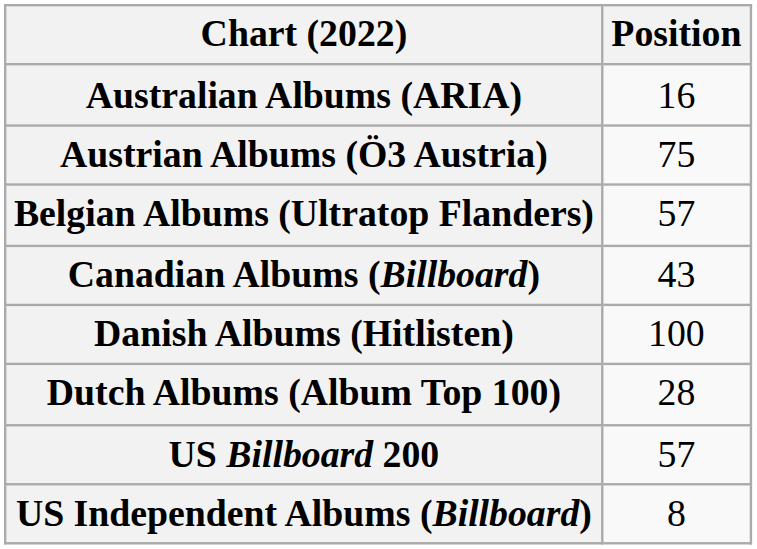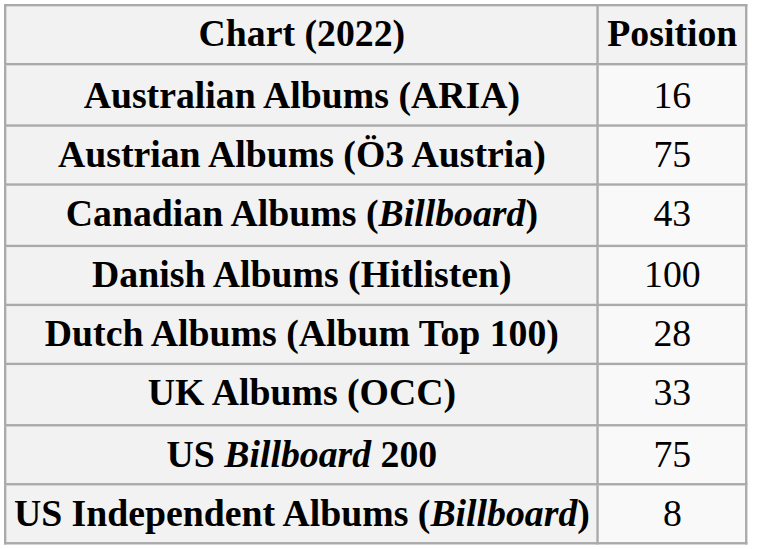- row: (304, 214)
+ row: (302, 393)
(676, 453) 57 -> (672, 453) 75
